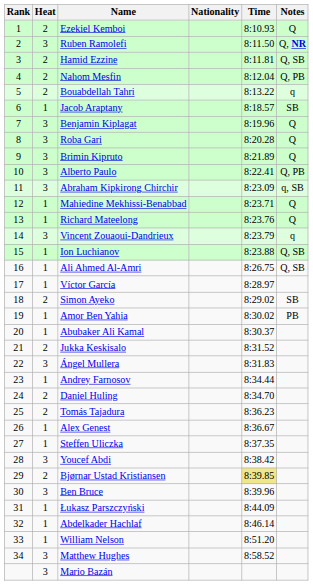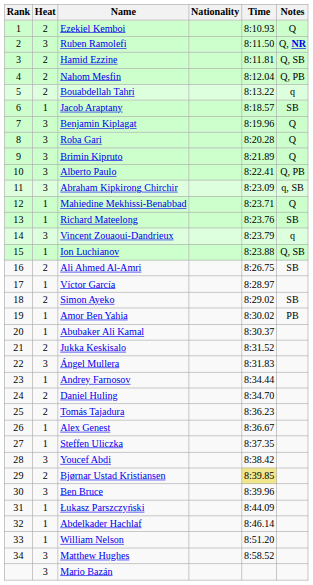(293, 220) Q -> (293, 220) SB
(45, 268) 1 -> (45, 268) 2
(293, 268) Q, SB -> (293, 268) SB
